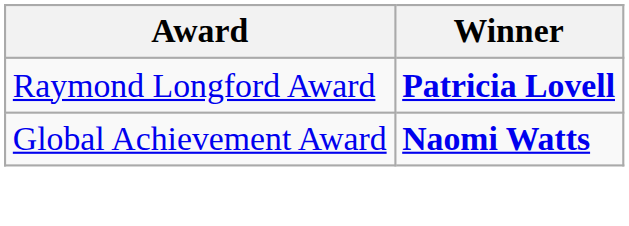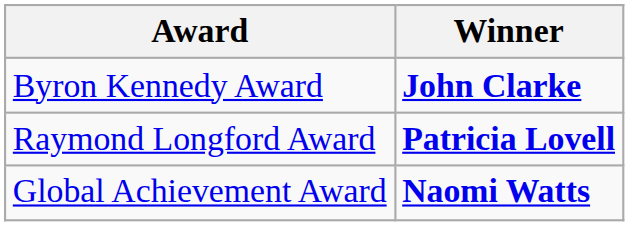+ row: (168, 84)
